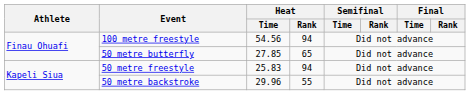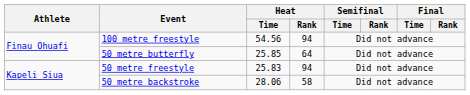(268, 53) 27.85 -> (268, 53) 25.85
(307, 53) 65 -> (307, 53) 64
(268, 82) 29.96 -> (268, 82) 28.06
(307, 82) 55 -> (307, 82) 58
